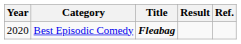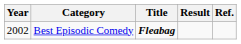(18, 30) 2020 -> (18, 30) 2002
